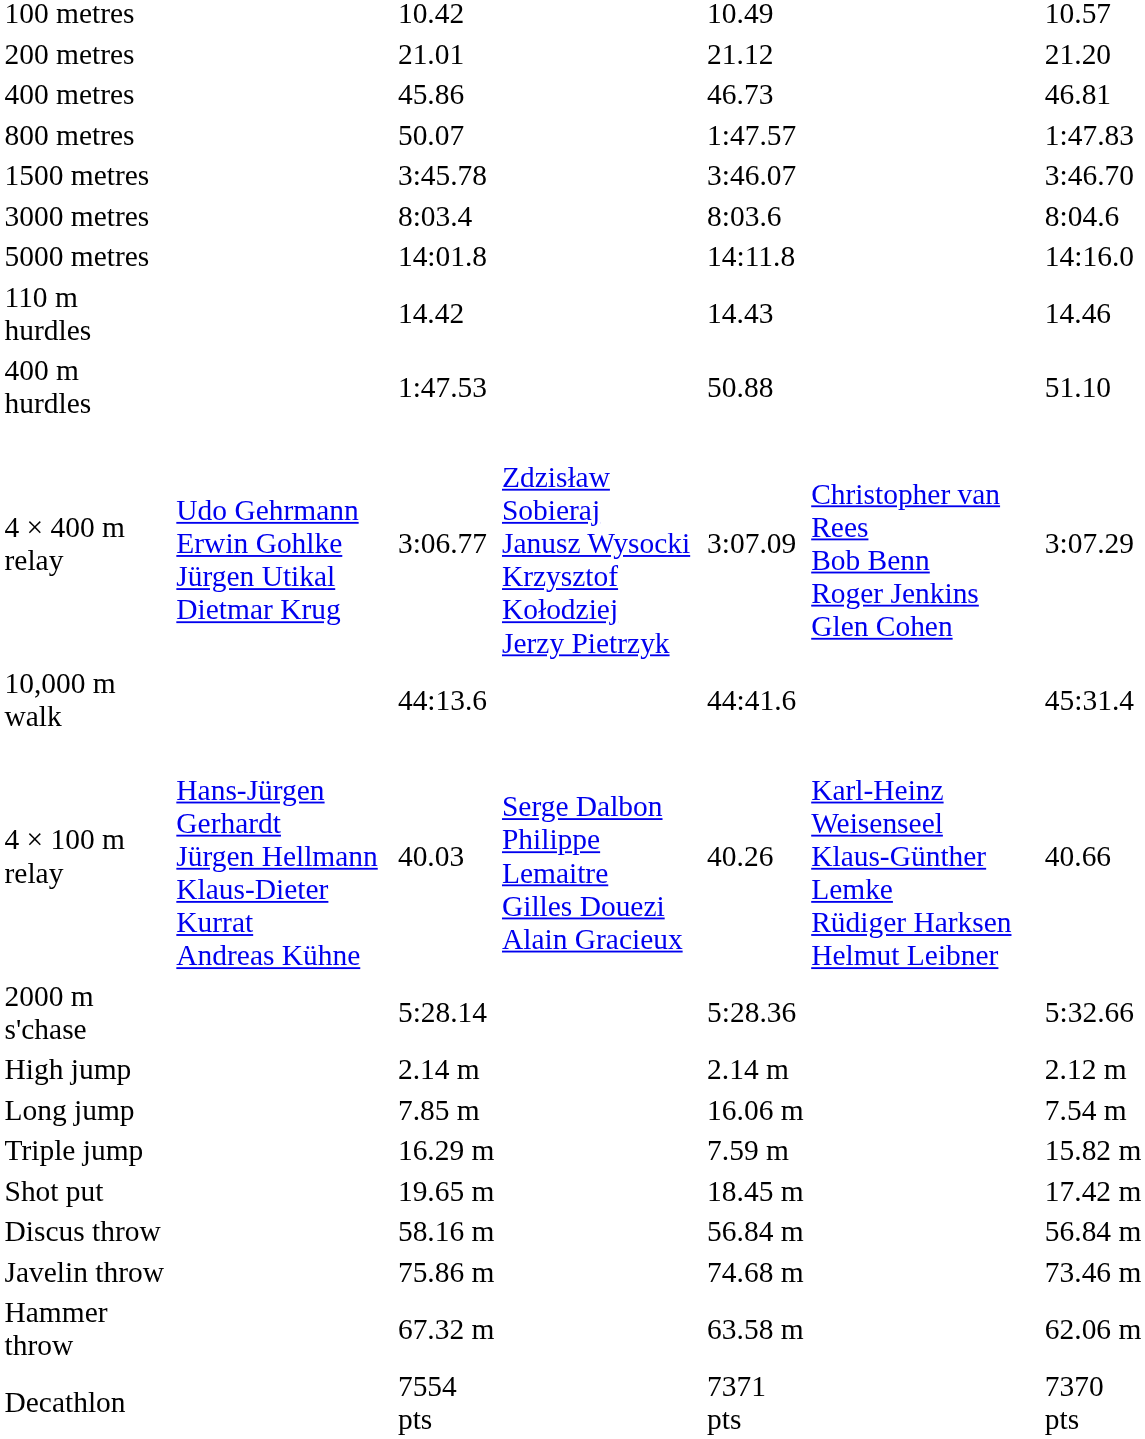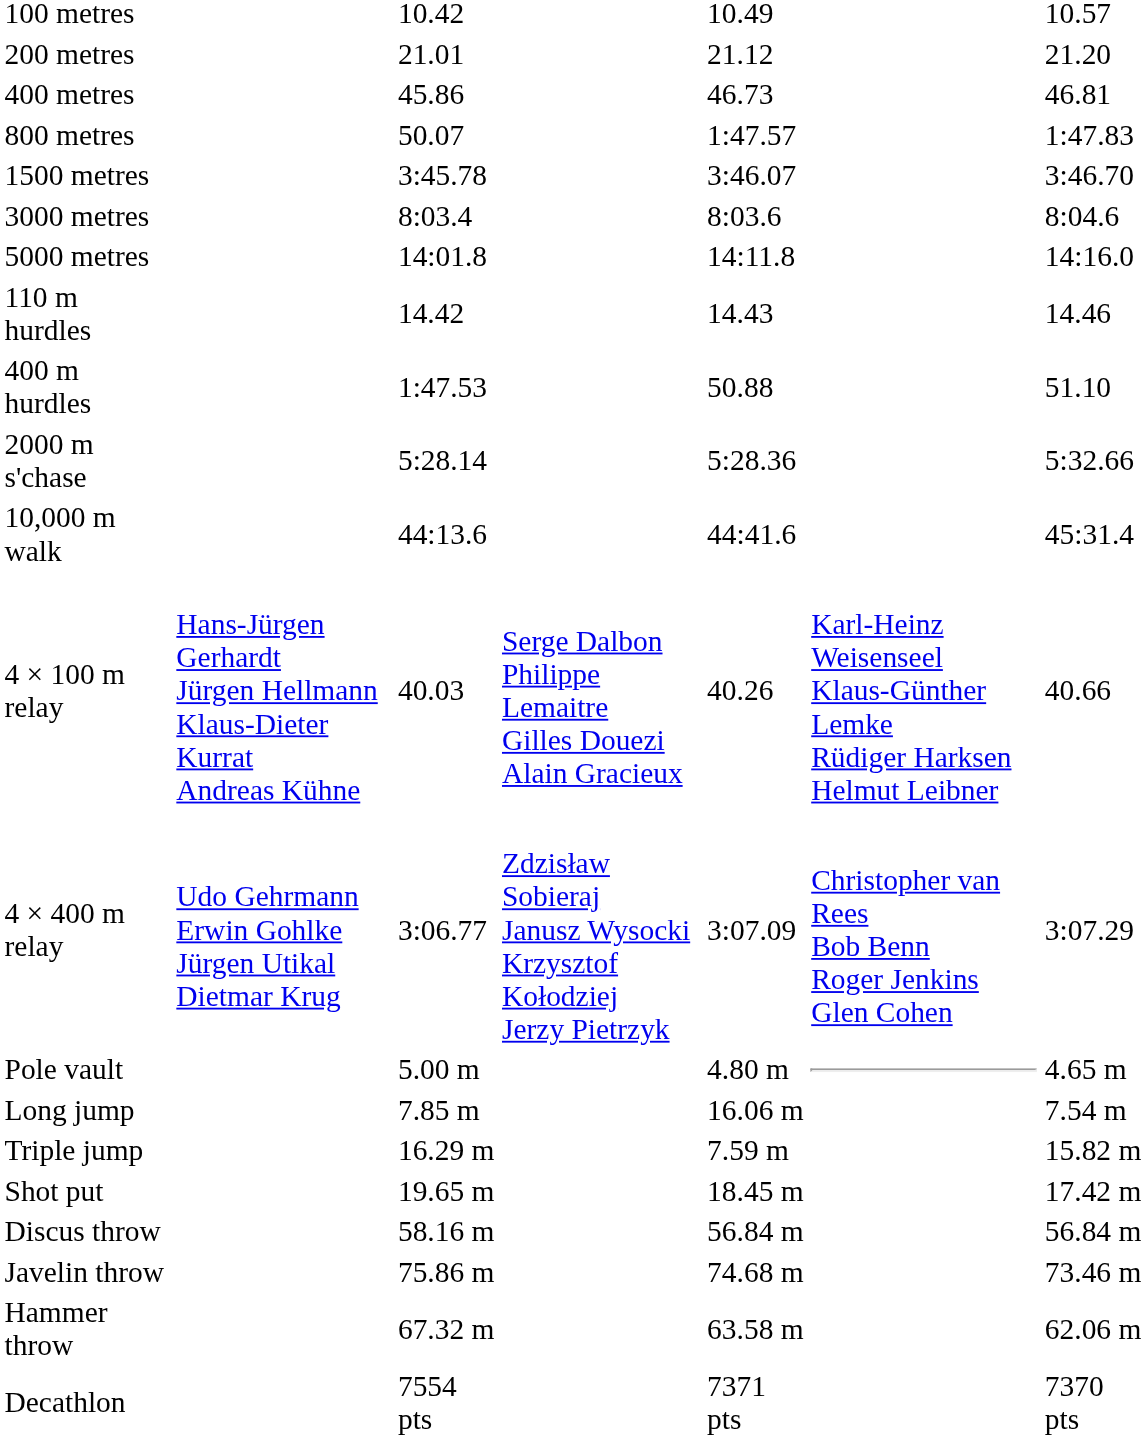rows swapped: (49, 1012) <-> (65, 543)
+ row: (64, 1069)
- row: (68, 1069)
